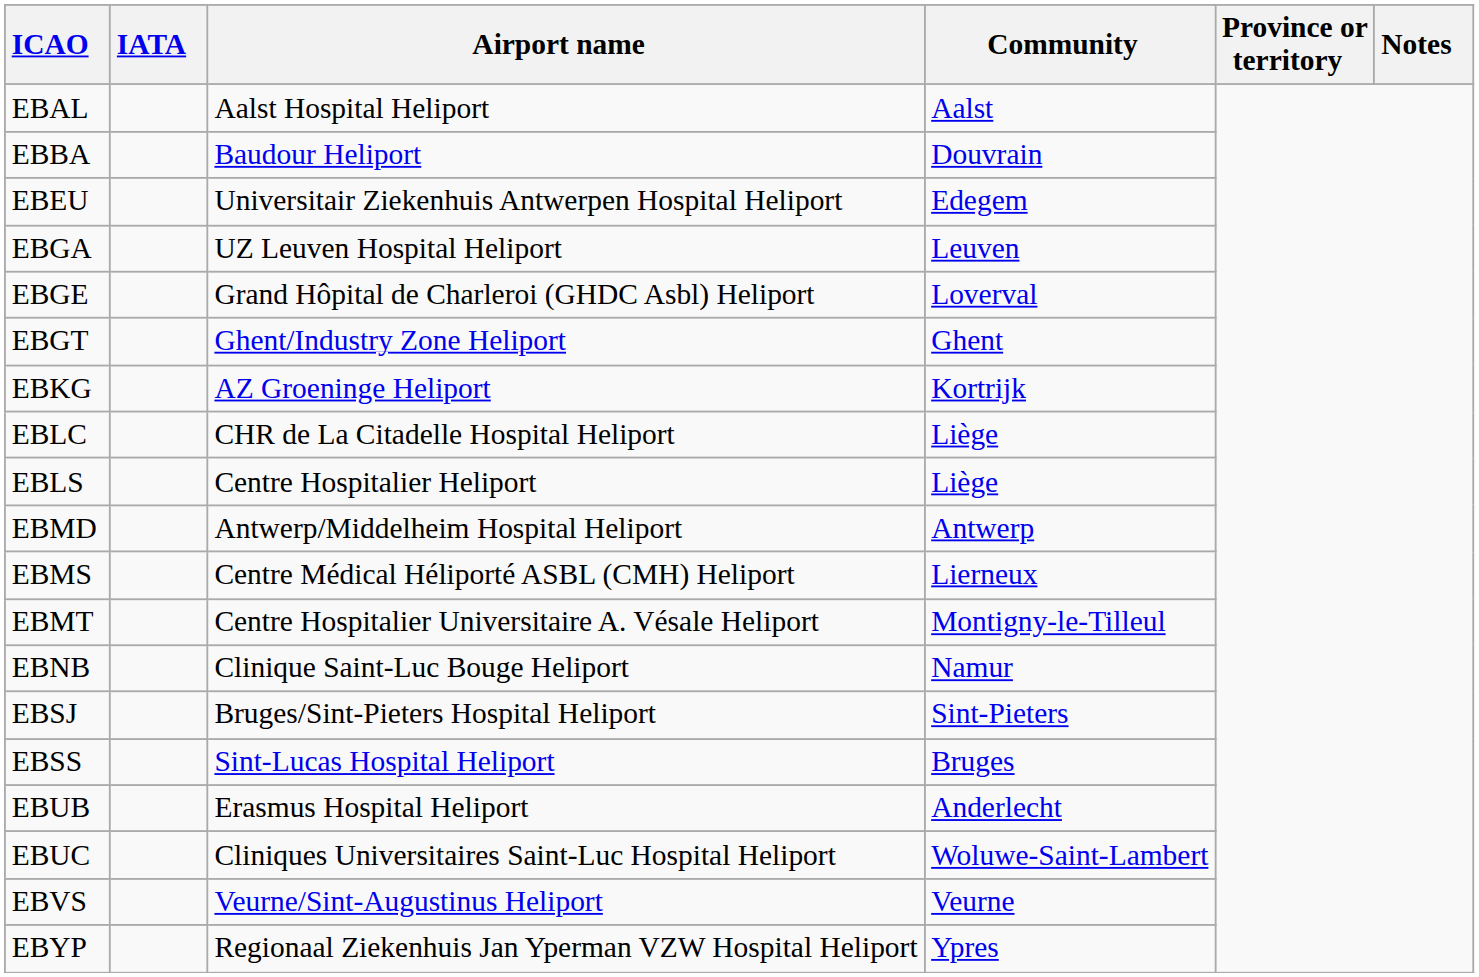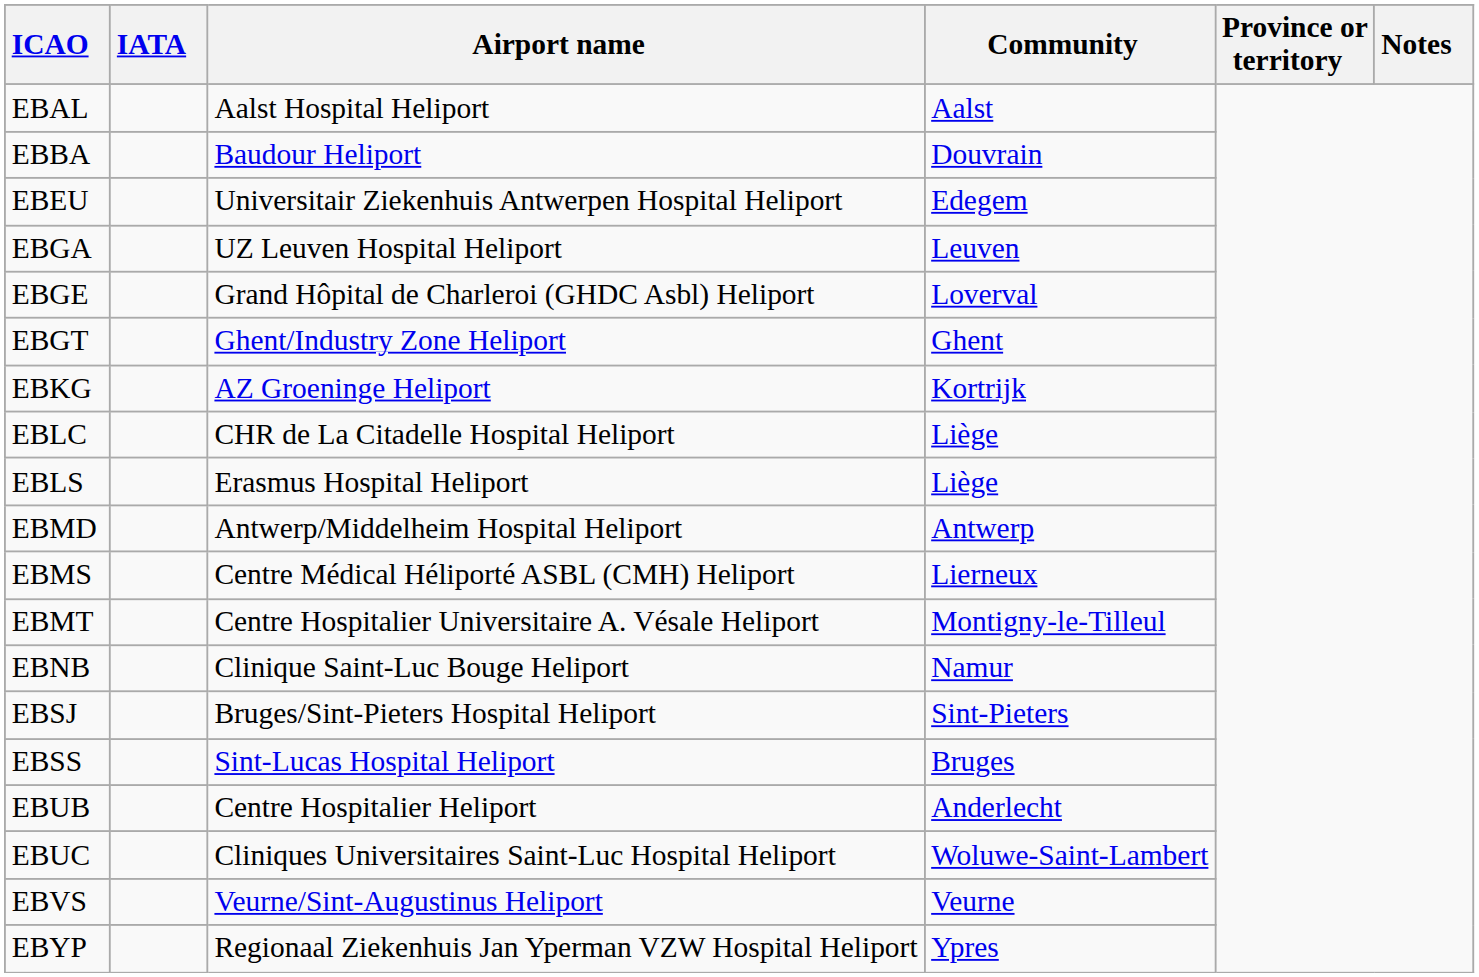(375, 481) Centre Hospitalier Heliport -> (371, 481) Erasmus Hospital Heliport
(371, 808) Erasmus Hospital Heliport -> (375, 808) Centre Hospitalier Heliport
